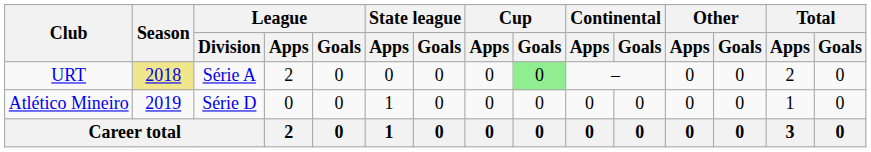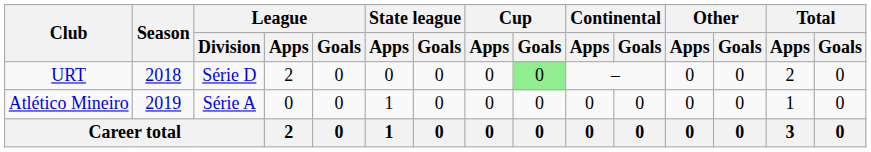(163, 75) khaki background -> (163, 75) no background
(229, 75) Série A -> (229, 75) Série D
(229, 103) Série D -> (229, 103) Série A
